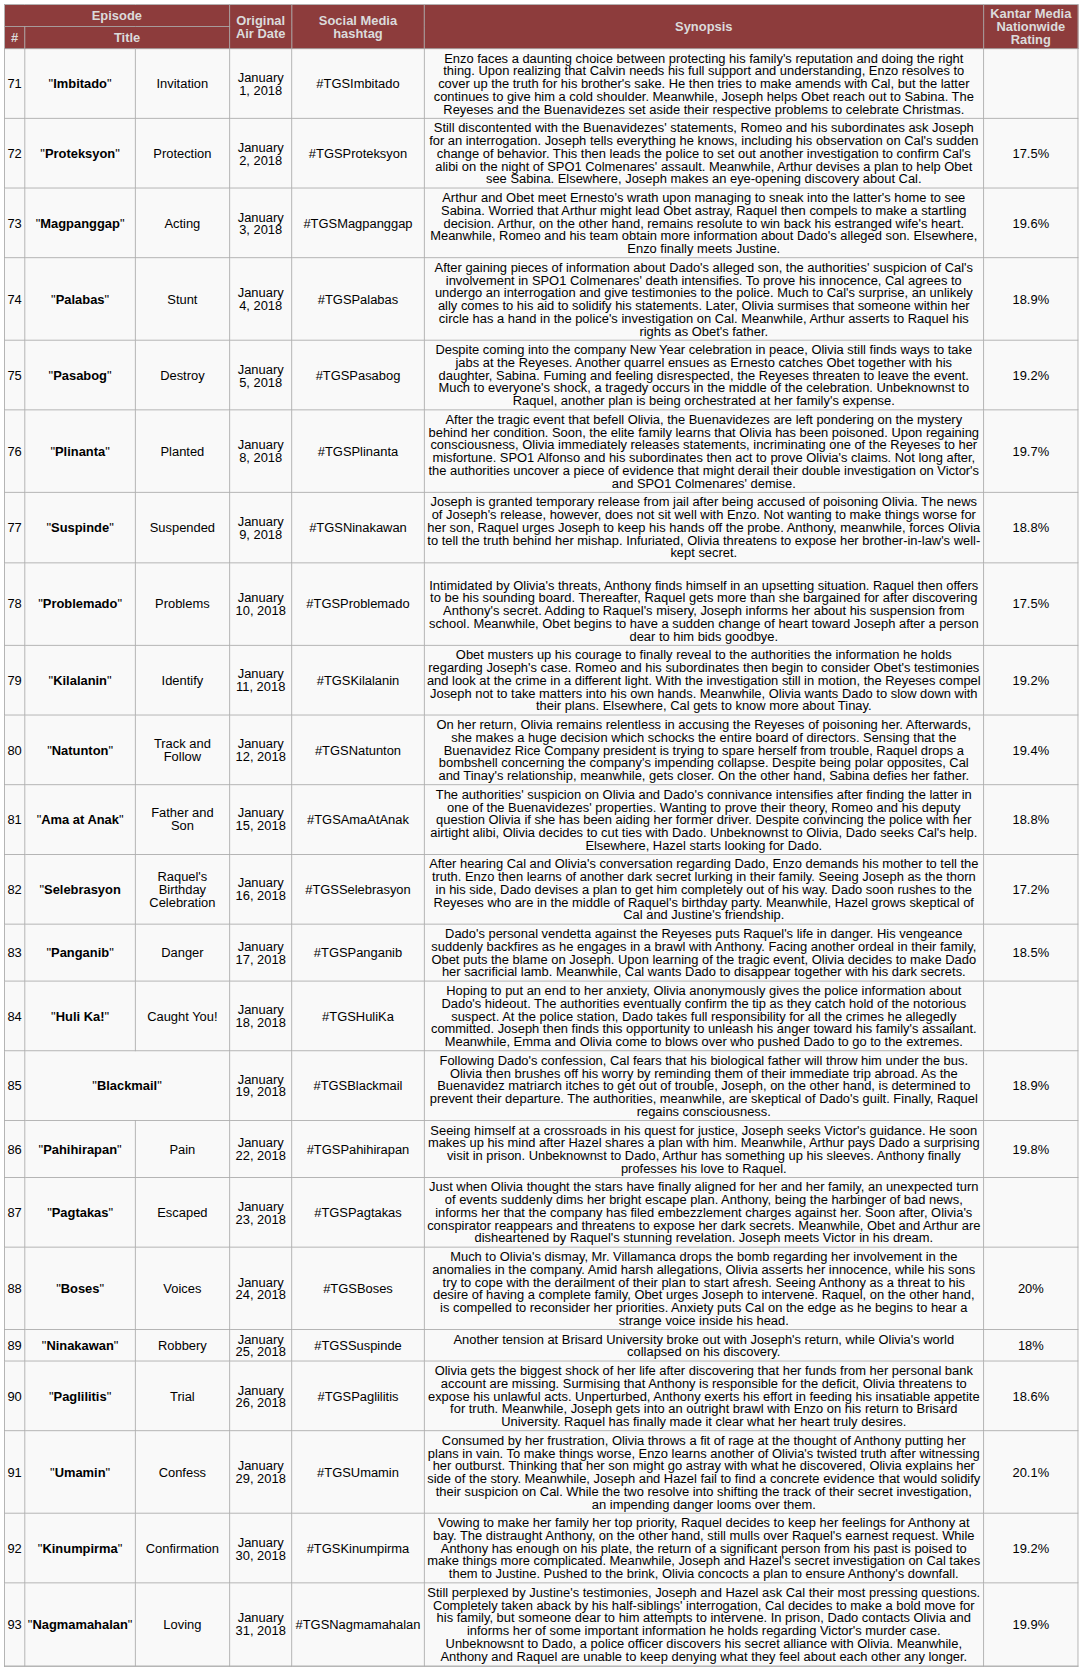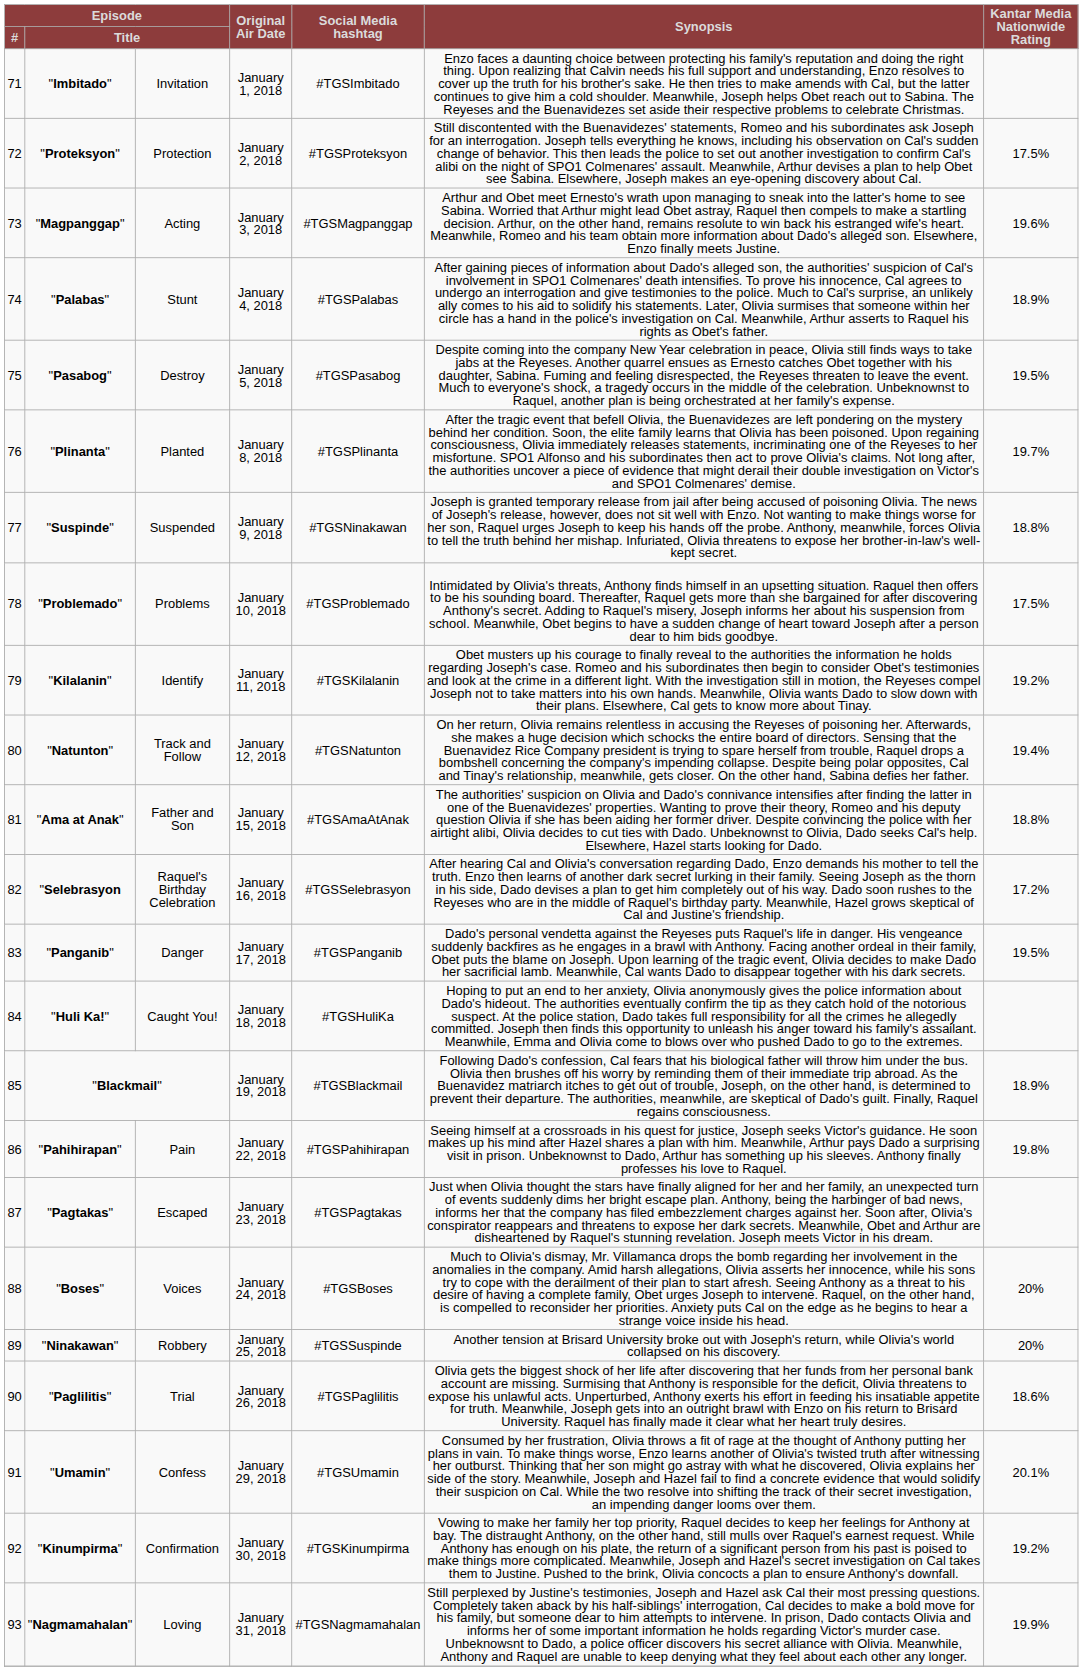(1031, 376) 19.2% -> (1031, 376) 19.5%
(1031, 953) 18.5% -> (1031, 953) 19.5%
(1031, 1346) 18% -> (1031, 1346) 20%
